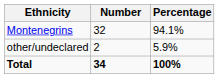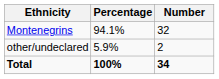columns swapped: (121, 13) <-> (182, 13)
